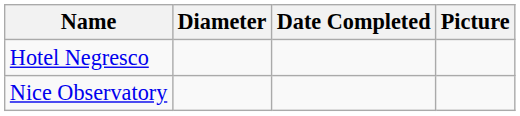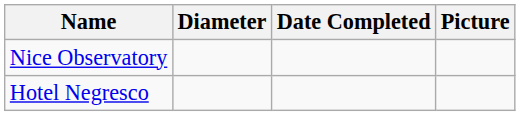rows swapped: (89, 92) <-> (79, 57)
